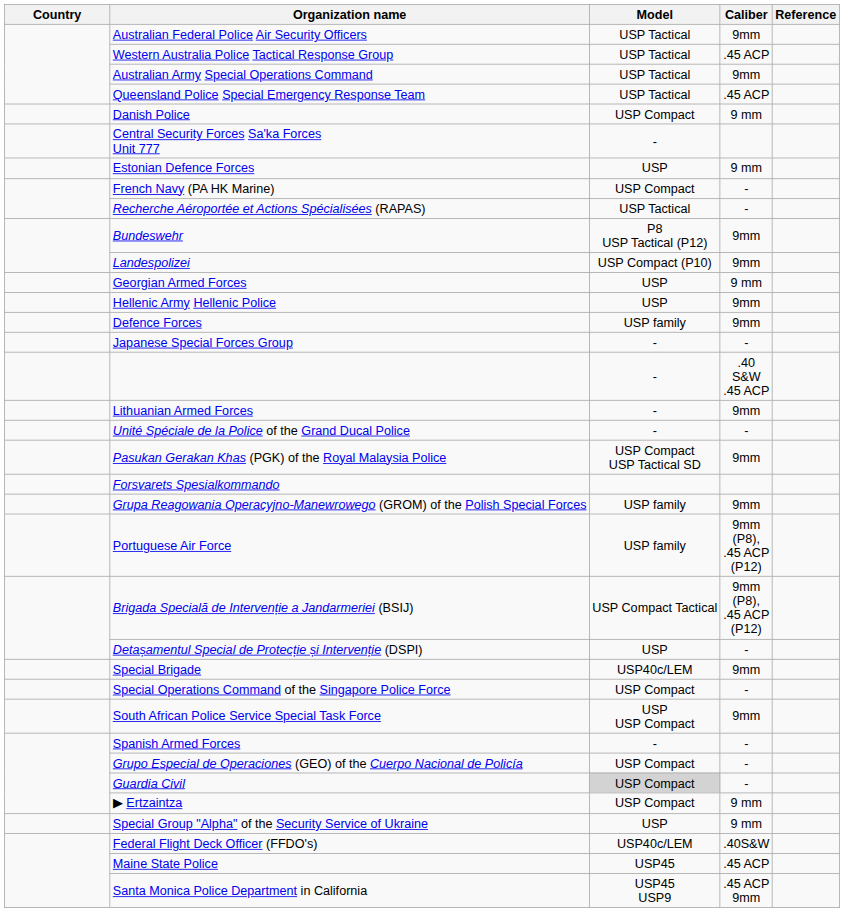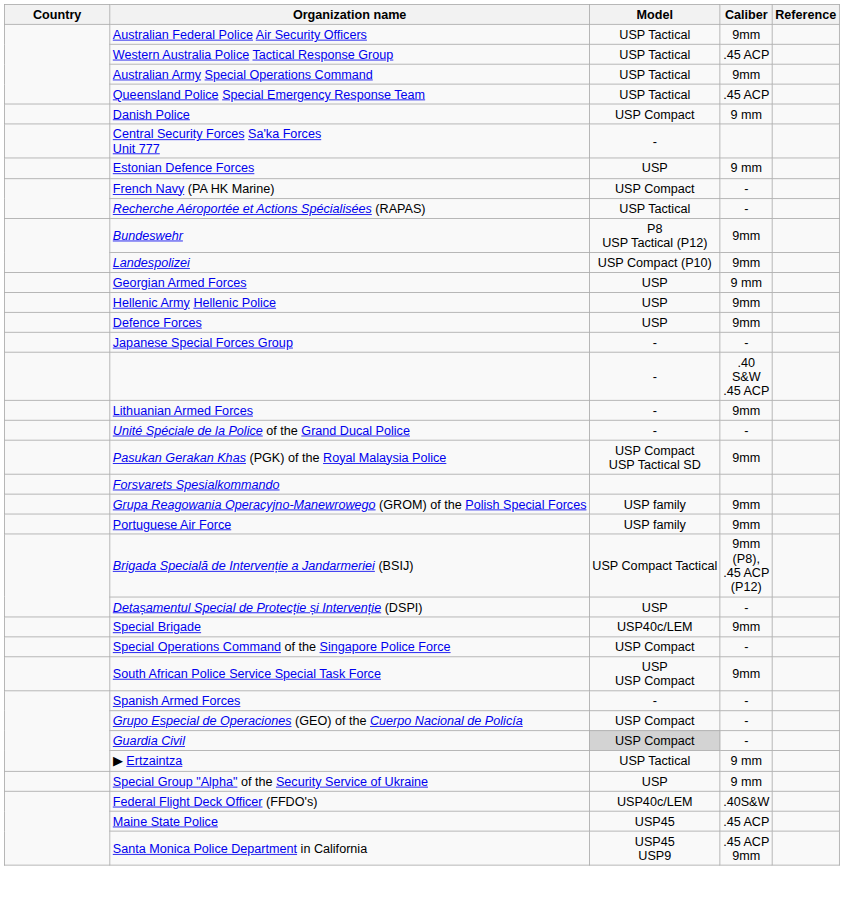(655, 322) USP family -> (655, 322) USP
(746, 546) 9mm (P8), .45 ACP (P12) -> (746, 525) 9mm
(655, 803) USP Compact -> (655, 761) USP Tactical
